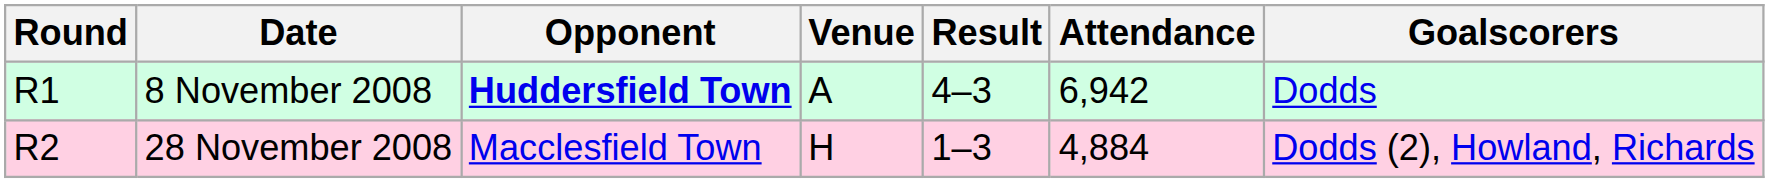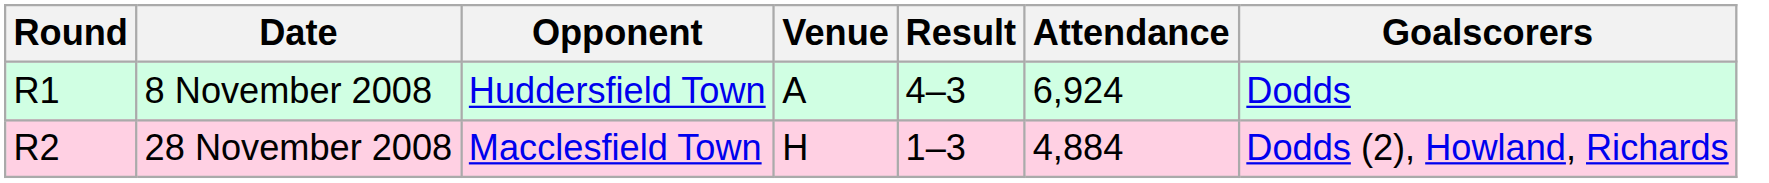(630, 90) bold -> (617, 90) normal
(1104, 90) 6,942 -> (1078, 90) 6,924
